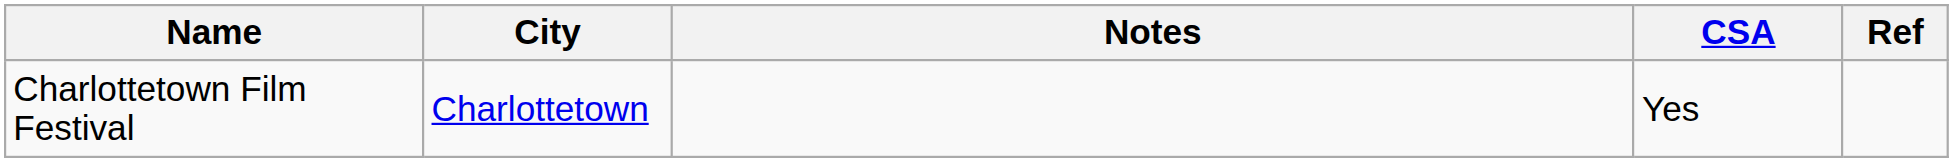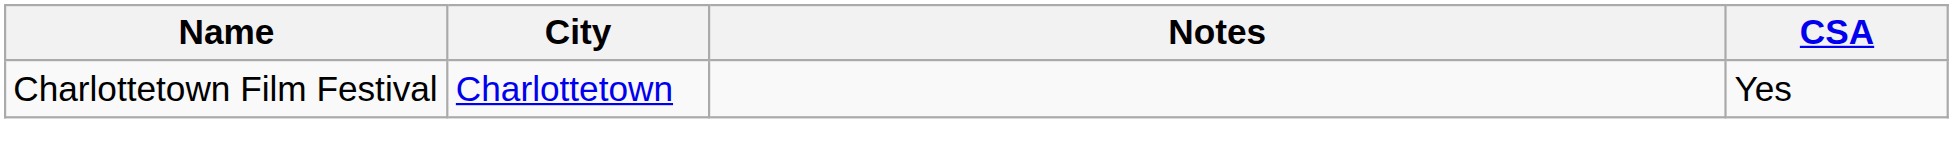- column: (1895, 32)
